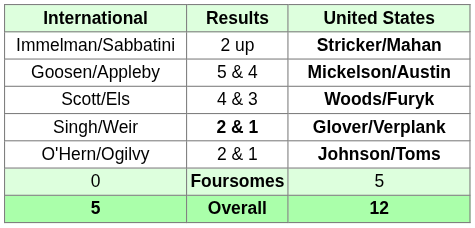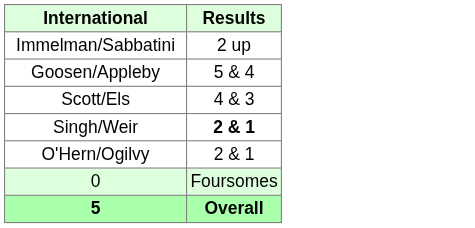- column: (379, 18)
(237, 181) bold -> (234, 181) normal
